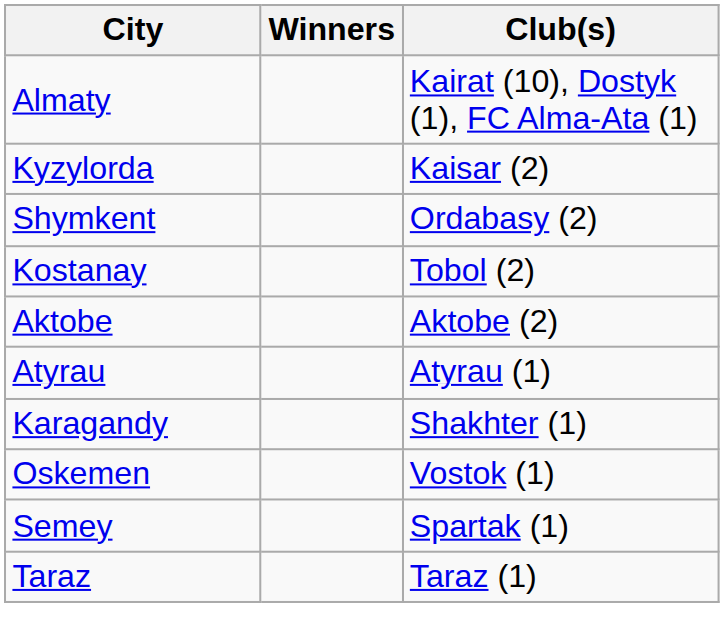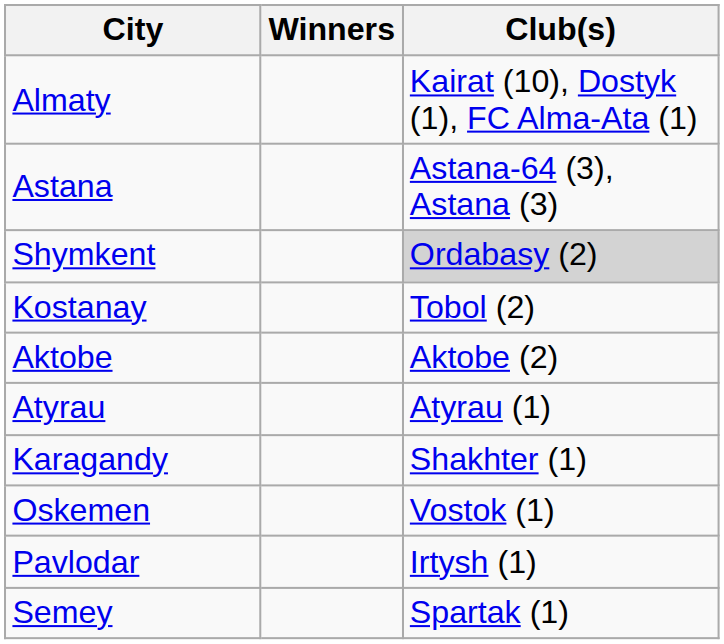+ row: (62, 186)
- row: (83, 168)
(504, 219) no background -> (504, 255) lightgrey background
+ row: (76, 561)
- row: (52, 576)
